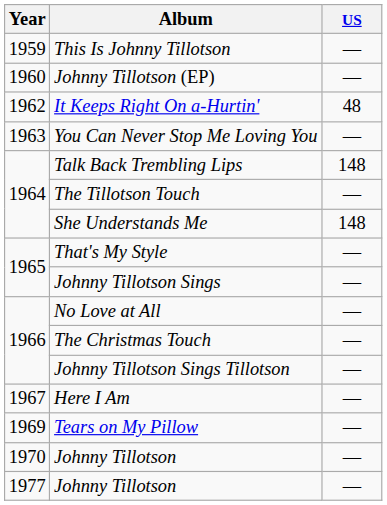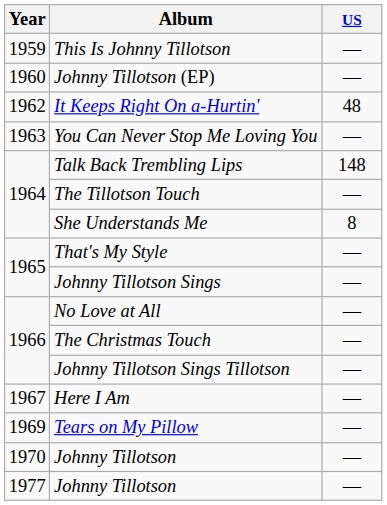(352, 223) 148 -> (352, 223) 8
